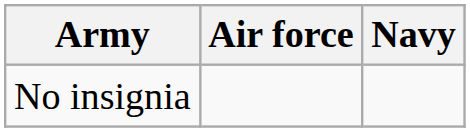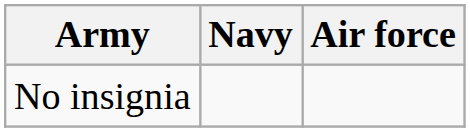columns swapped: (281, 34) <-> (414, 34)
